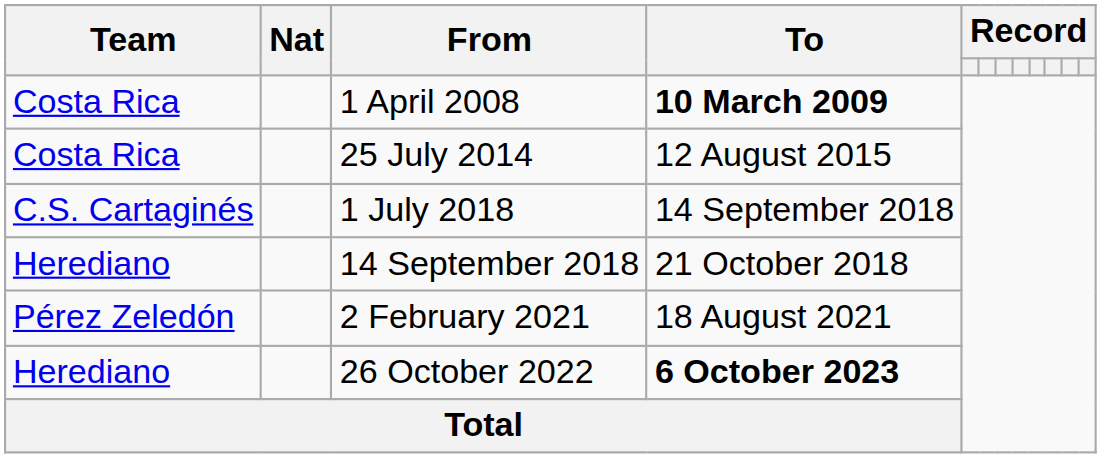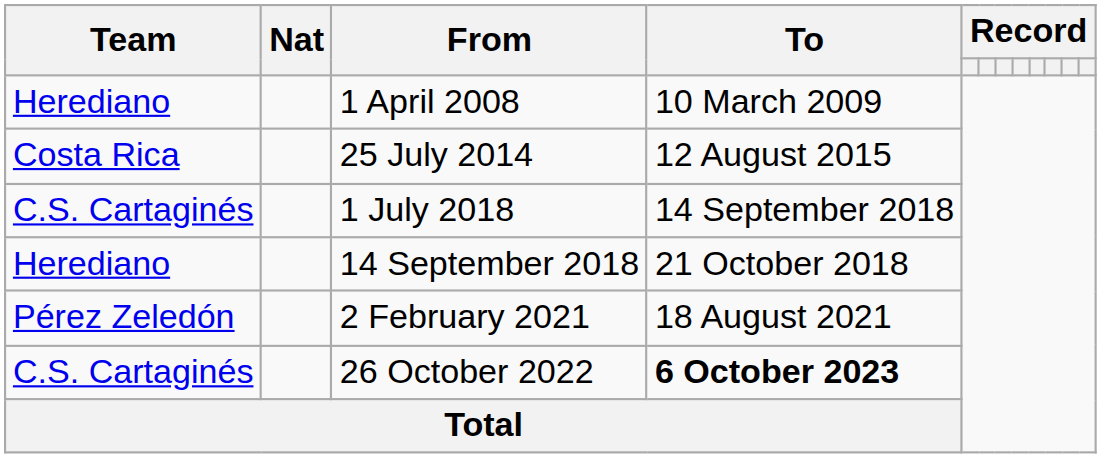(96, 101) Costa Rica -> (92, 101) Herediano
(771, 101) bold -> (769, 101) normal
(92, 371) Herediano -> (133, 371) C.S. Cartaginés
